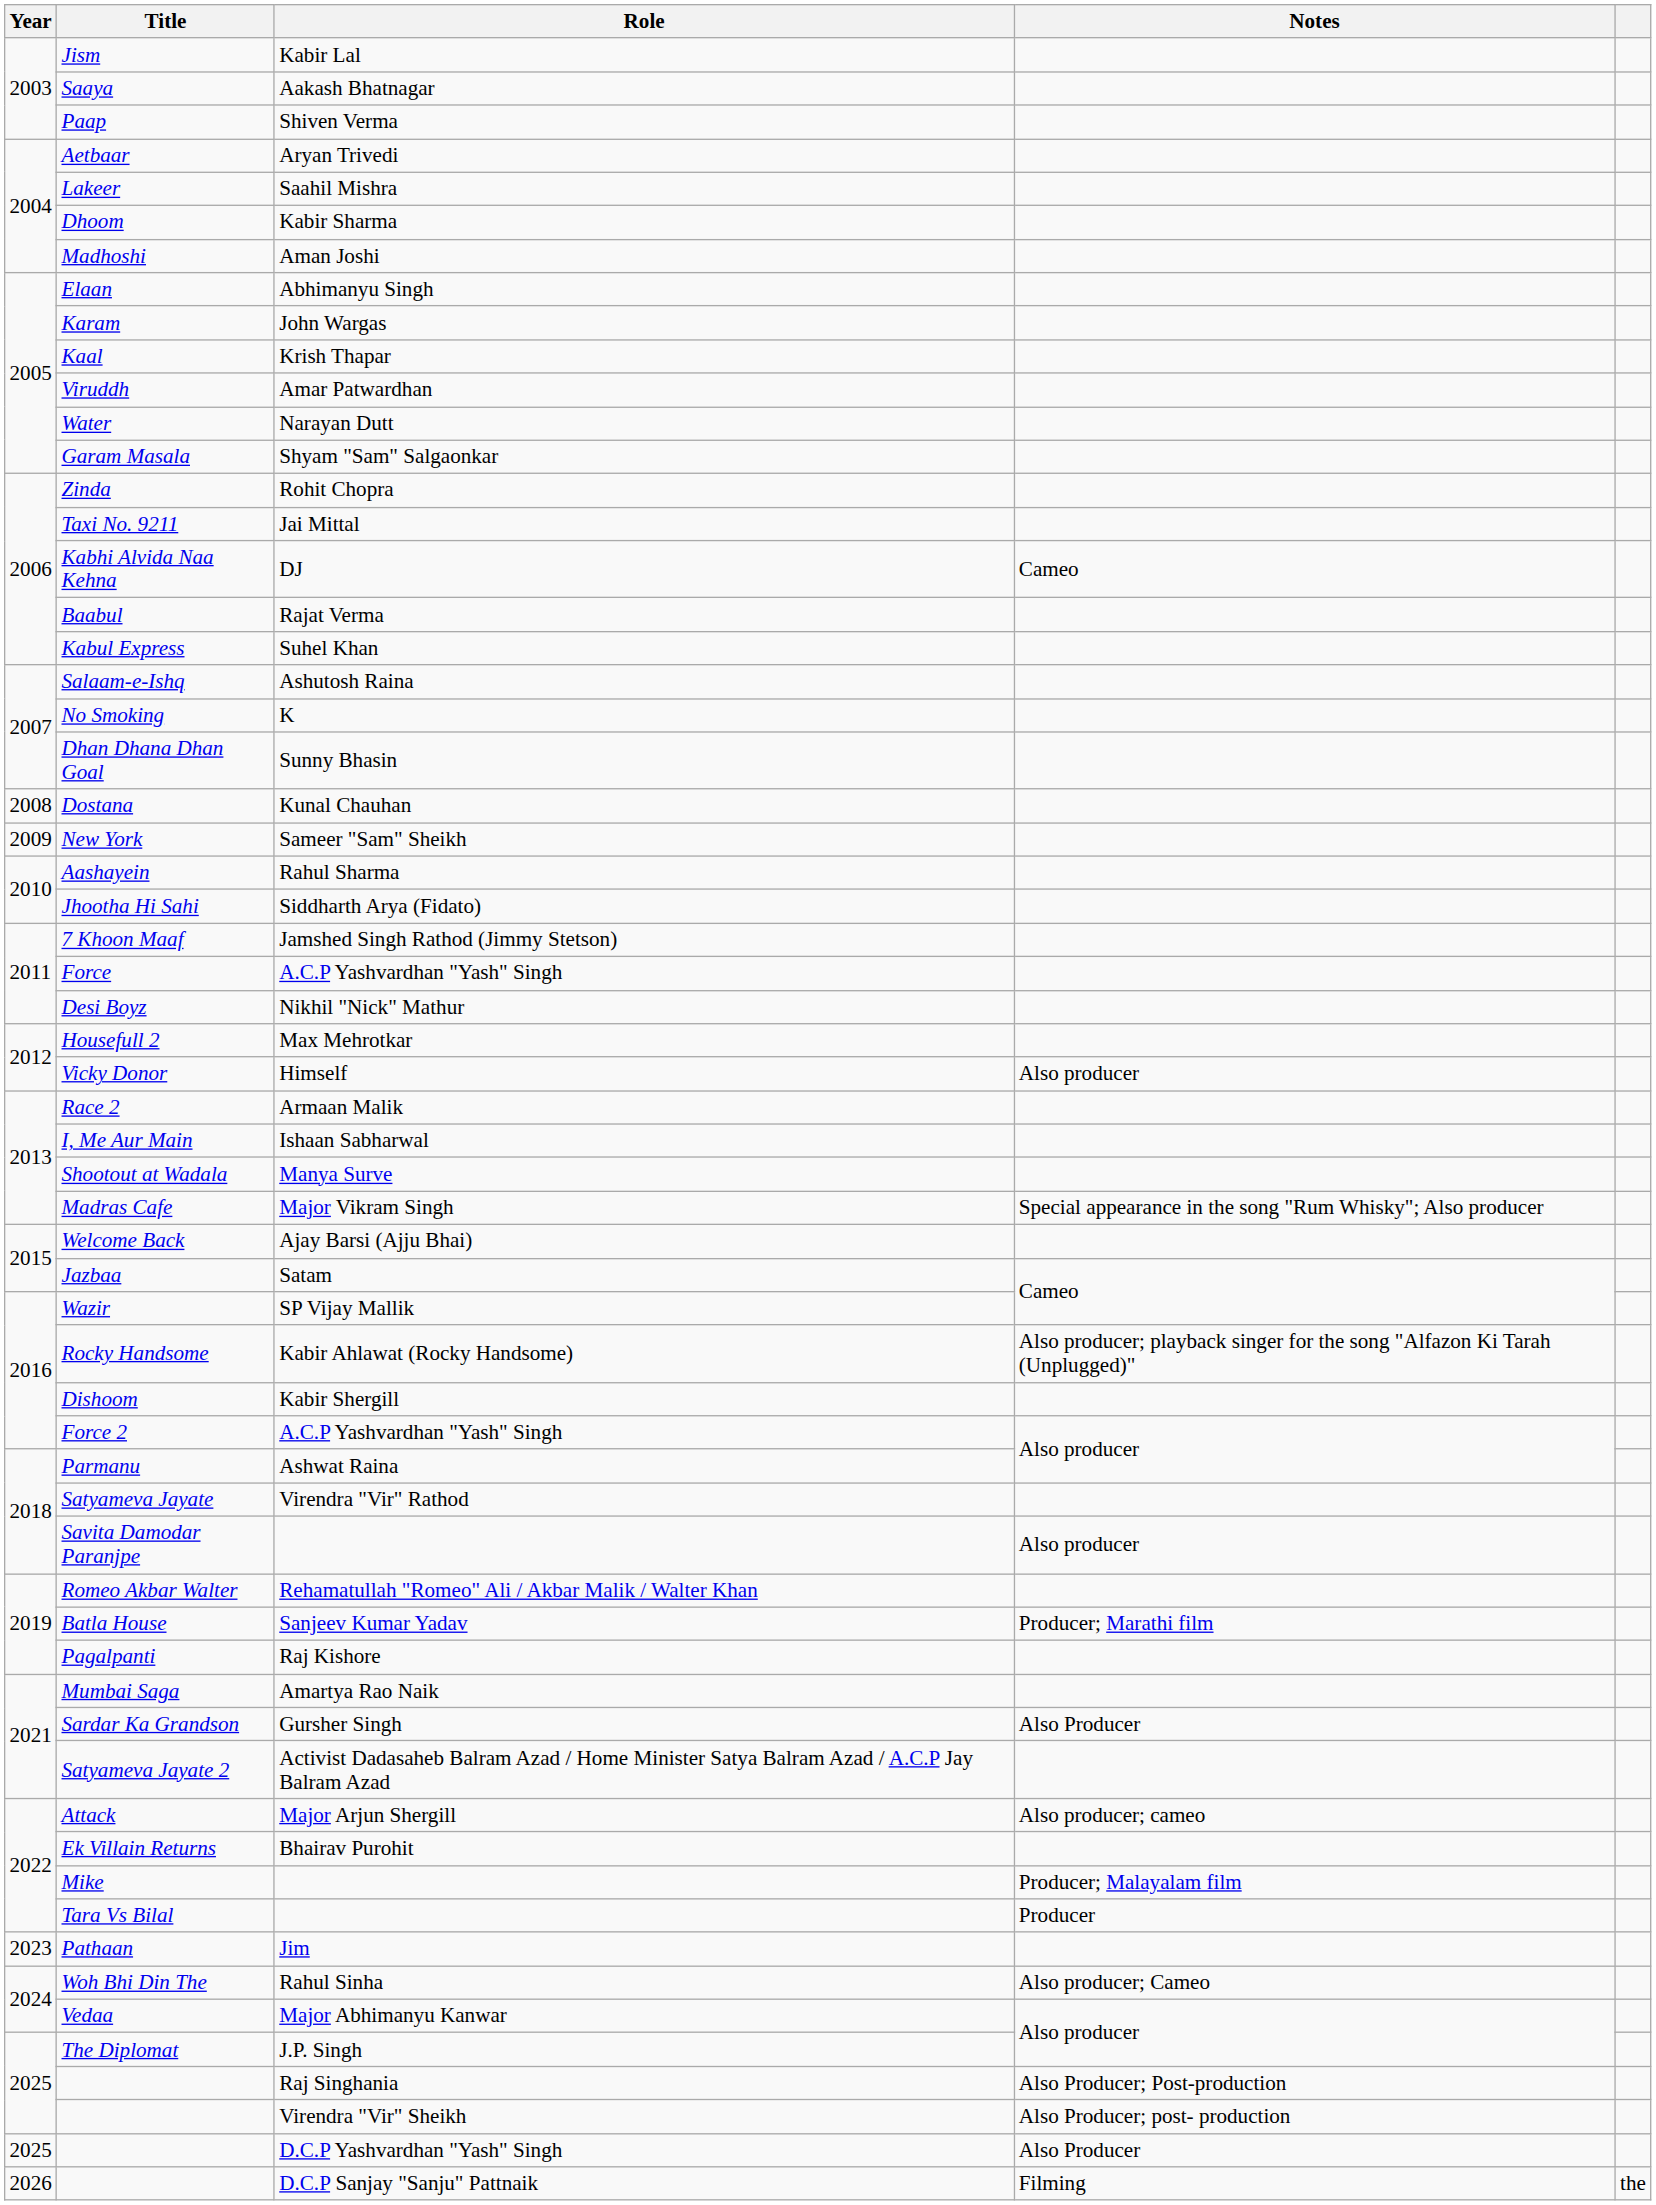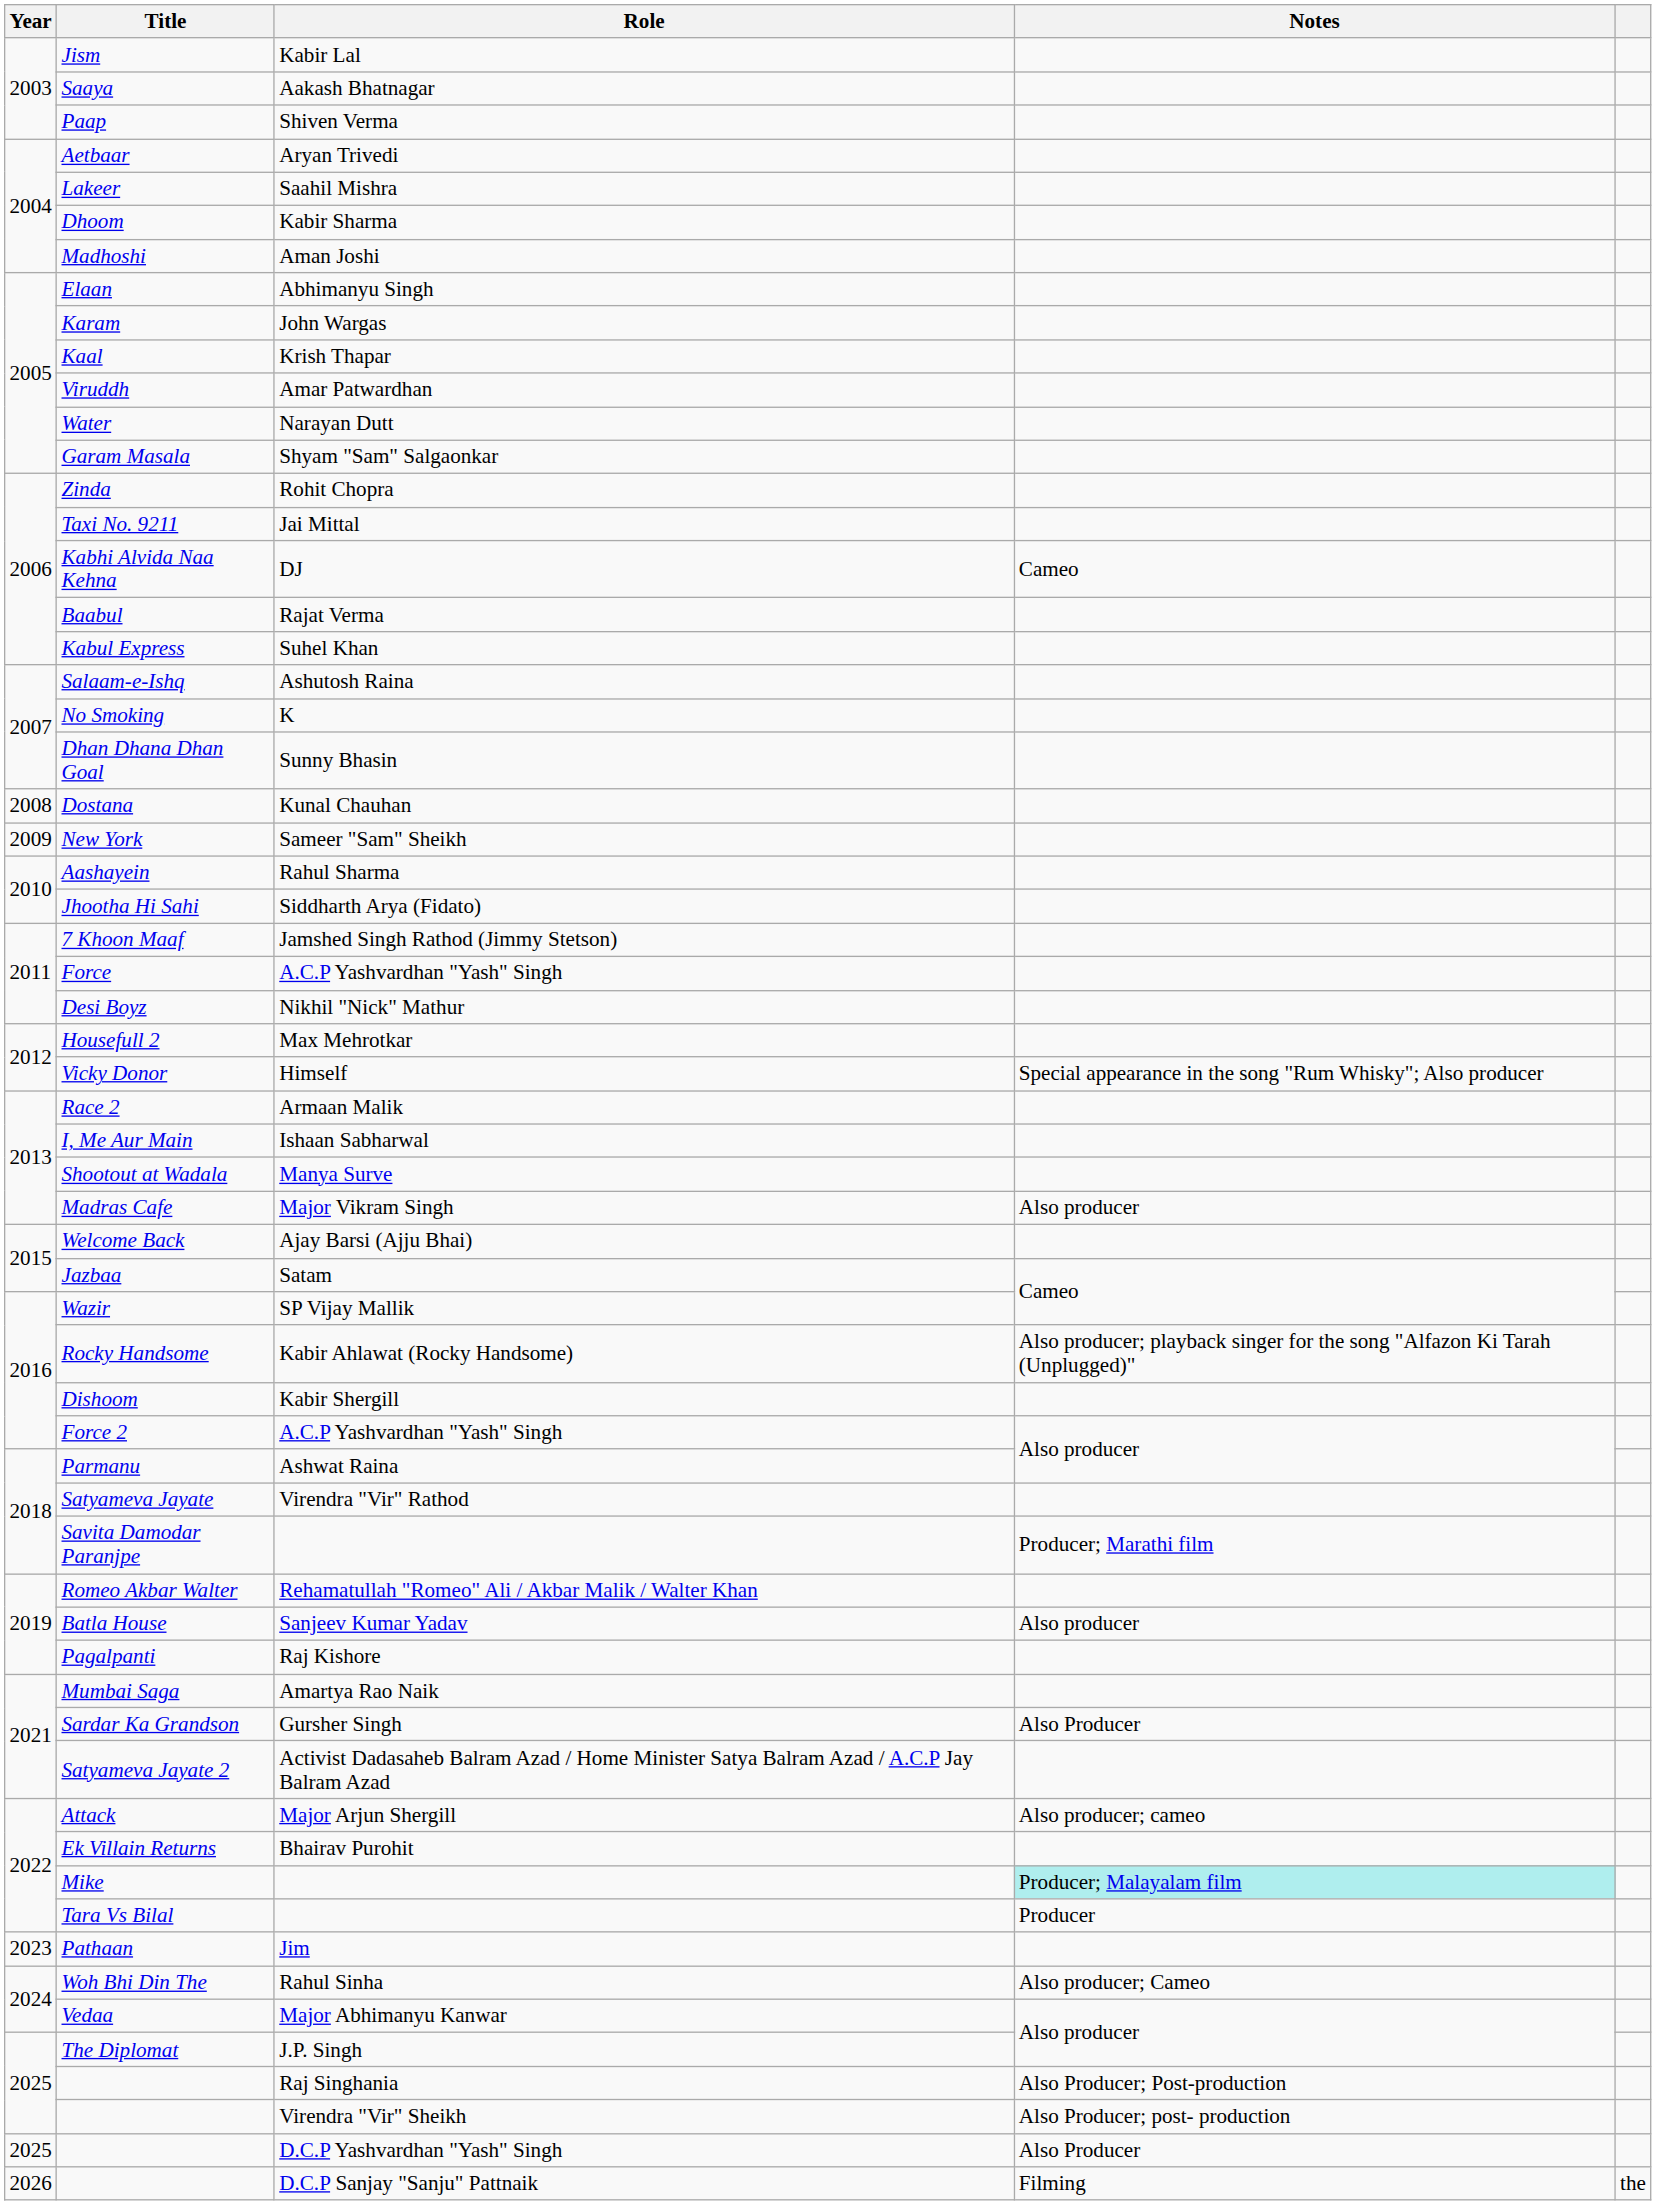(1079, 1073) Also producer -> (1281, 1073) Special appearance in the song "Rum Whisky"; Also producer
(1281, 1207) Special appearance in the song "Rum Whisky"; Also producer -> (1079, 1207) Also producer
(1079, 1544) Also producer -> (1116, 1544) Producer; Marathi film
(1116, 1623) Producer; Marathi film -> (1079, 1623) Also producer
(1130, 1881) no background -> (1130, 1881) paleturquoise background
